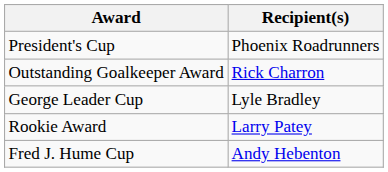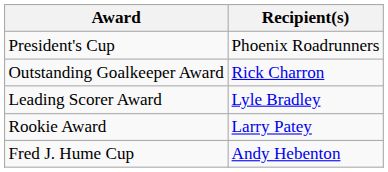+ row: (85, 99)
- row: (76, 99)
